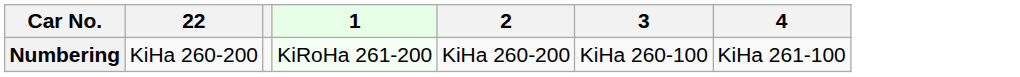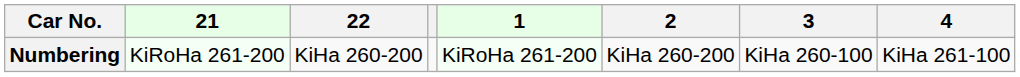+ column: (207, 21)
